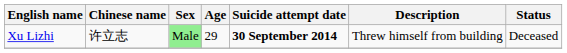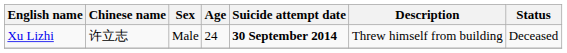(185, 36) lightgreen background -> (185, 36) no background
(211, 36) 29 -> (211, 36) 24
